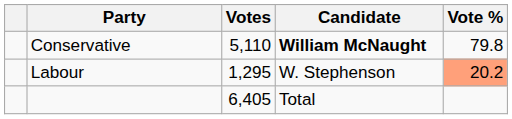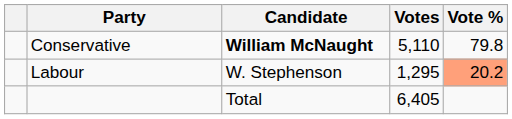columns swapped: (359, 18) <-> (248, 18)
